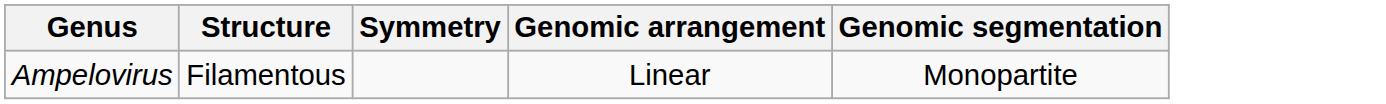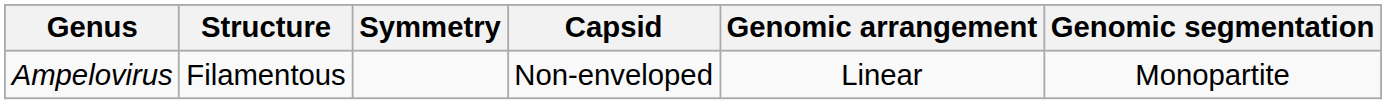+ column: (614, 27)
